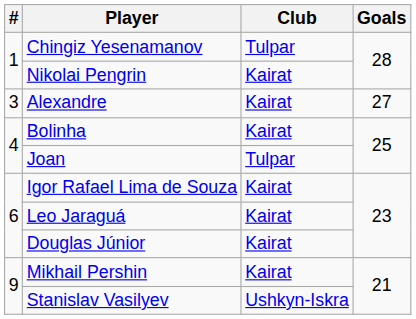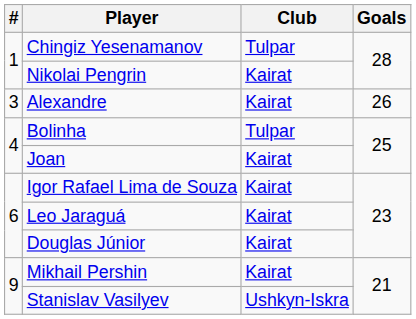(382, 103) 27 -> (382, 103) 26
(268, 131) Kairat -> (270, 131) Tulpar
(270, 159) Tulpar -> (268, 159) Kairat
